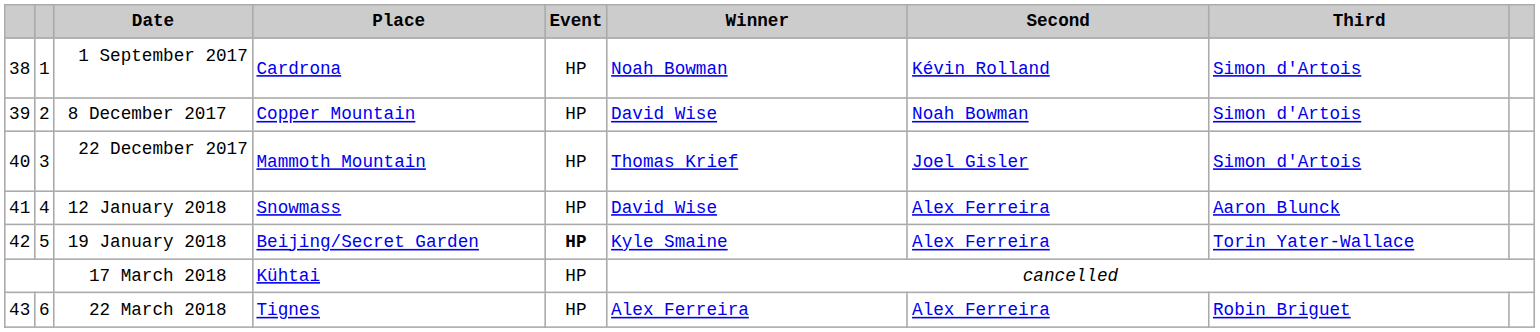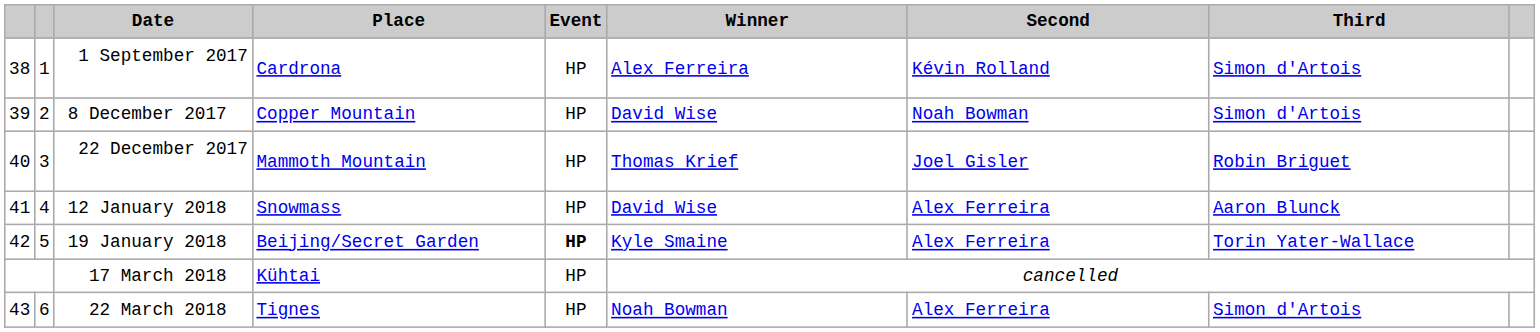(669, 68) Noah Bowman -> (680, 68) Alex Ferreira
(1287, 162) Simon d'Artois -> (1282, 162) Robin Briguet
(680, 310) Alex Ferreira -> (669, 310) Noah Bowman
(1282, 310) Robin Briguet -> (1287, 310) Simon d'Artois
